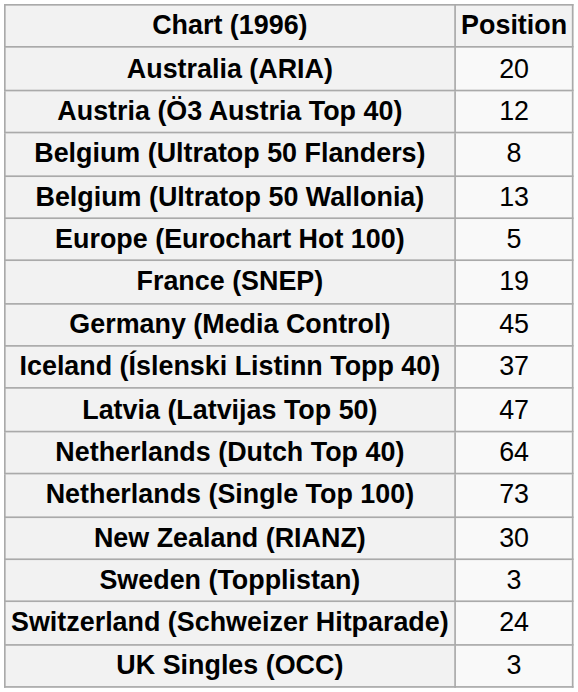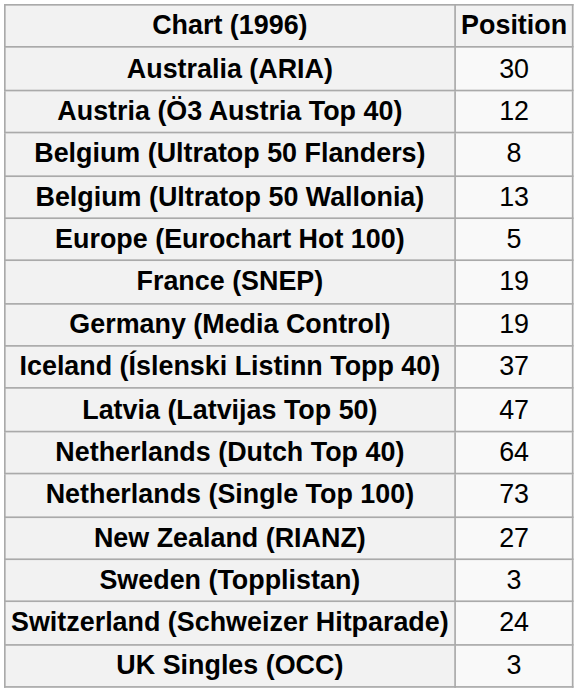(514, 68) 20 -> (514, 68) 30
(514, 324) 45 -> (514, 324) 19
(514, 537) 30 -> (514, 537) 27
